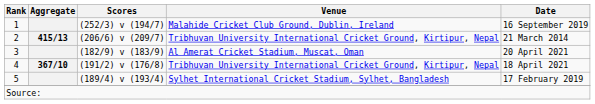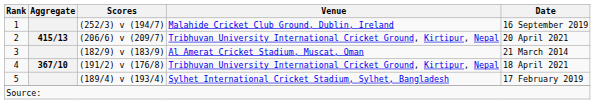(536, 38) 21 March 2014 -> (536, 38) 20 April 2021
(536, 52) 20 April 2021 -> (536, 52) 21 March 2014
